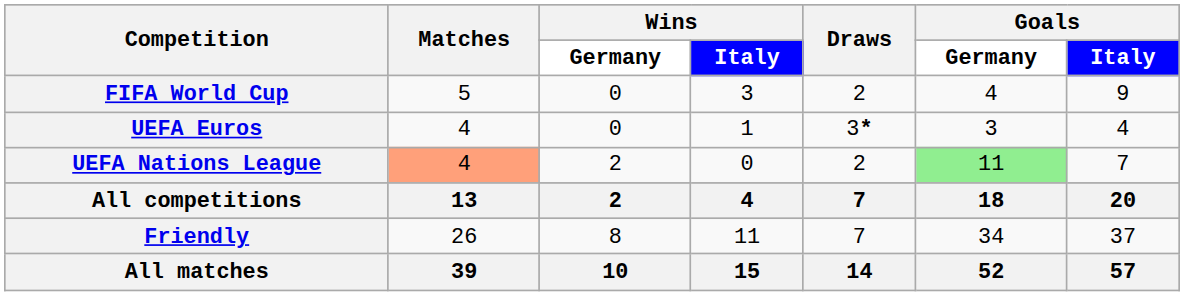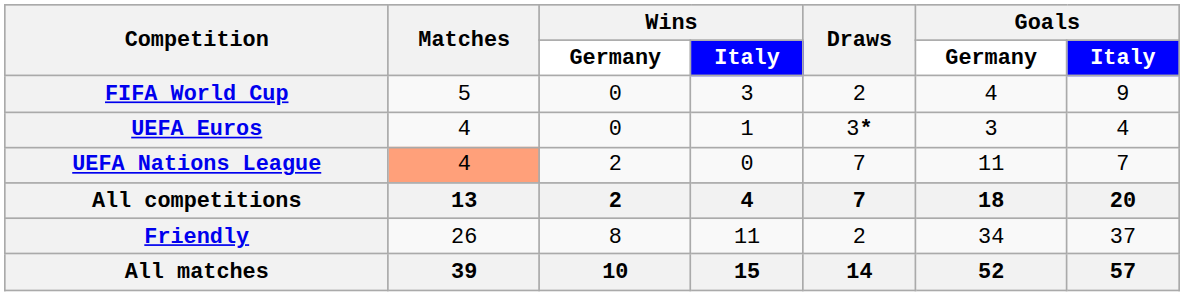(859, 165) 2 -> (859, 165) 7
(991, 165) lightgreen background -> (991, 165) no background
(859, 236) 7 -> (859, 236) 2
